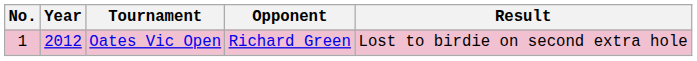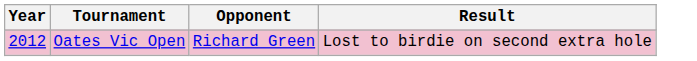- column: (23, 18)
